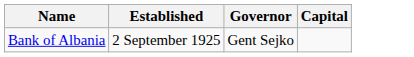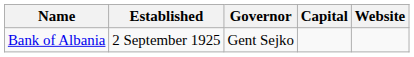+ column: (380, 16)
